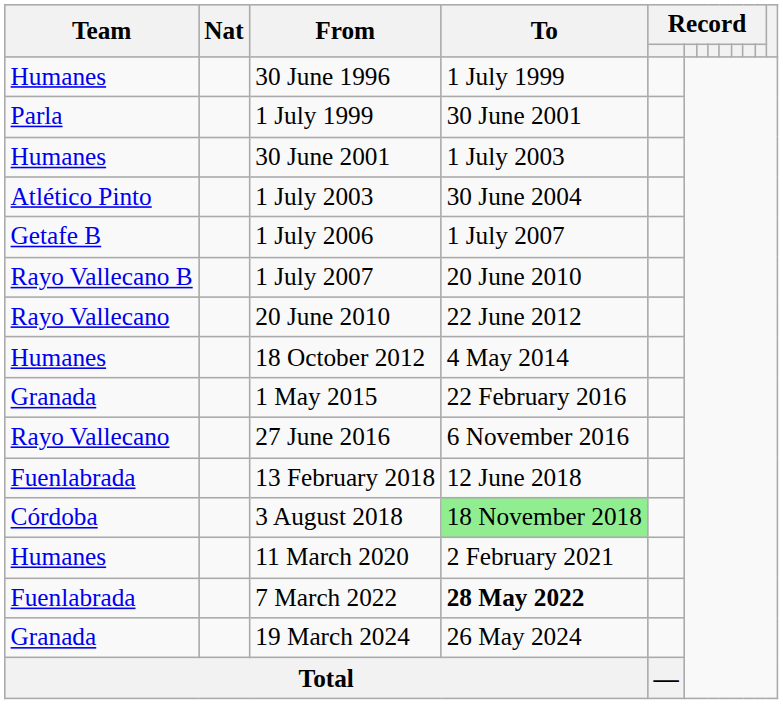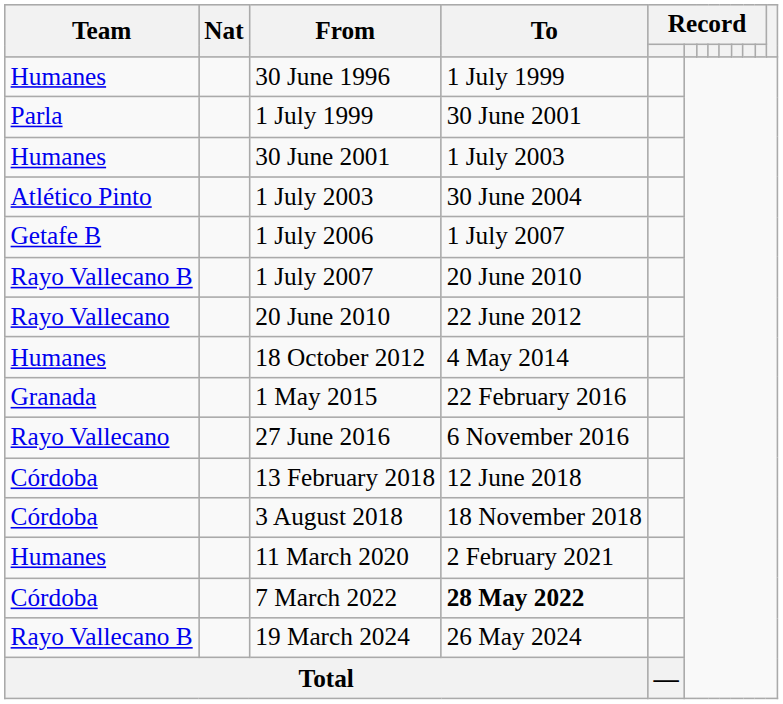(73, 477) Fuenlabrada -> (54, 477) Córdoba
(544, 517) lightgreen background -> (544, 517) no background
(73, 597) Fuenlabrada -> (54, 597) Córdoba
(53, 637) Granada -> (102, 637) Rayo Vallecano B
